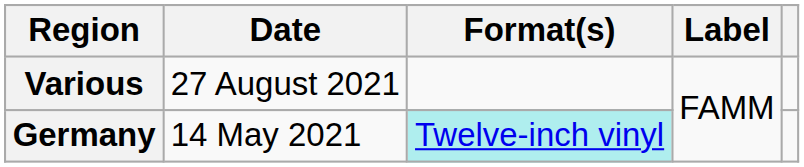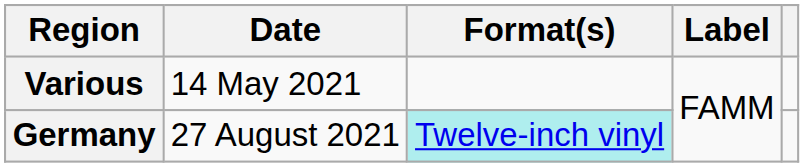(285, 82) 27 August 2021 -> (266, 82) 14 May 2021
(266, 135) 14 May 2021 -> (285, 135) 27 August 2021
